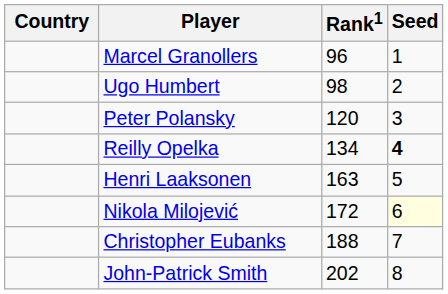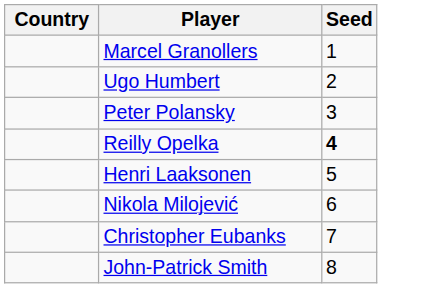- column: (354, 22)
(397, 211) lightyellow background -> (331, 205) no background
